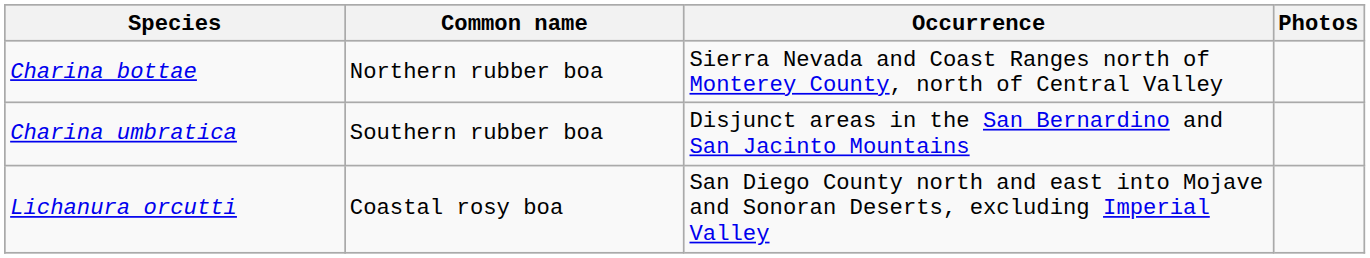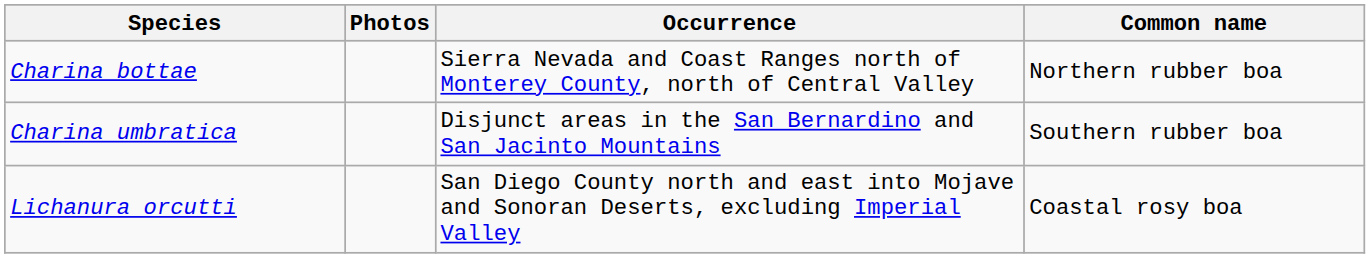columns swapped: (514, 23) <-> (1318, 23)
